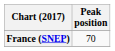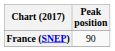(91, 38) 70 -> (91, 38) 90
